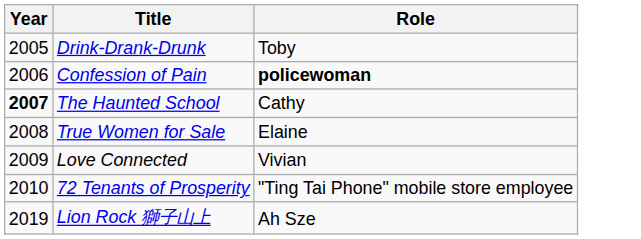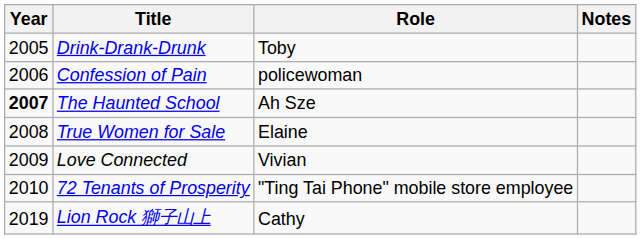+ column: (606, 19)
(315, 76) bold -> (310, 76) normal
(281, 104) Cathy -> (287, 104) Ah Sze
(287, 218) Ah Sze -> (281, 218) Cathy
